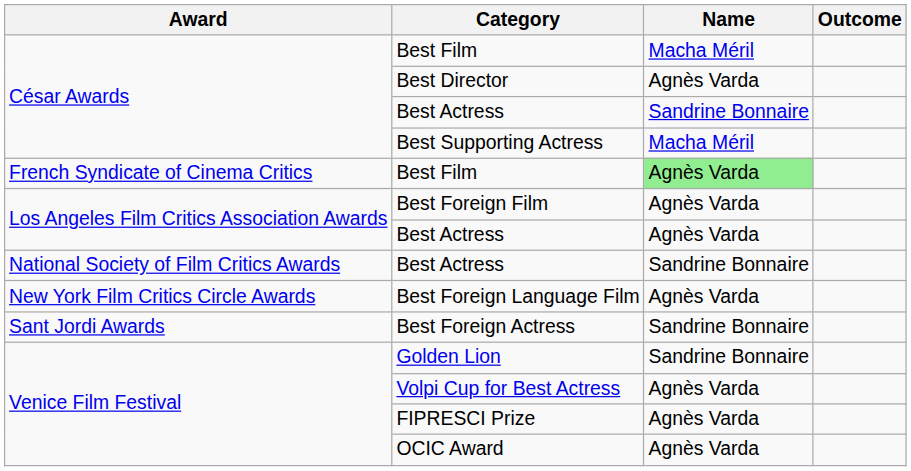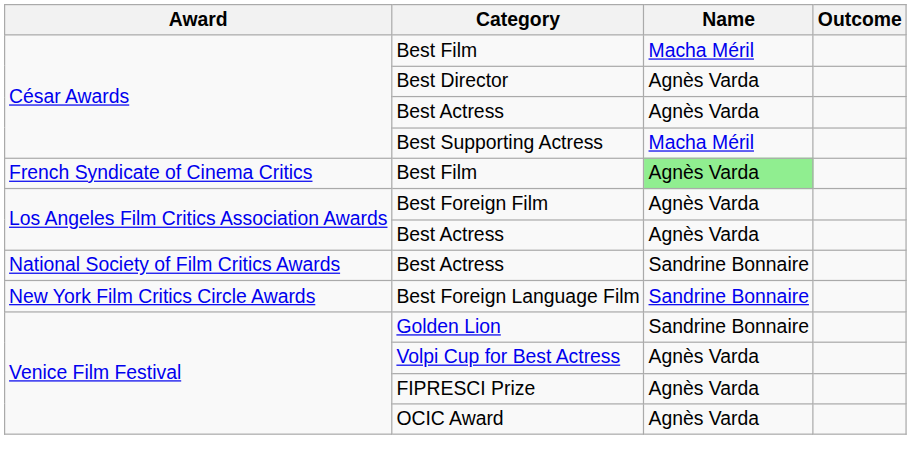(729, 111) Sandrine Bonnaire -> (704, 111) Agnès Varda
(704, 296) Agnès Varda -> (729, 296) Sandrine Bonnaire
- row: (87, 326)
